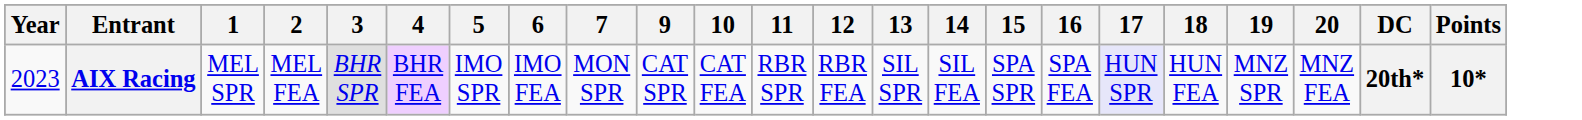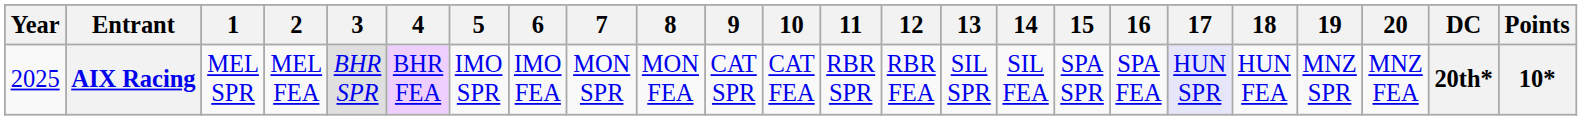+ column: (670, 24)
(35, 79) 2023 -> (35, 79) 2025
